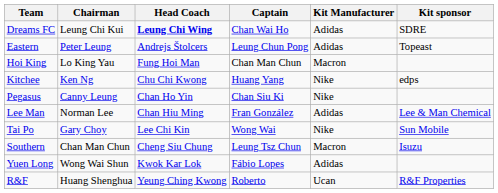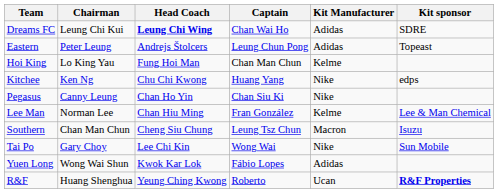(330, 63) Macron -> (327, 63) Kelme
(328, 113) Adidas -> (327, 113) Kelme
rows swapped: (26, 146) <-> (20, 130)
(432, 180) normal -> (435, 180) bold
